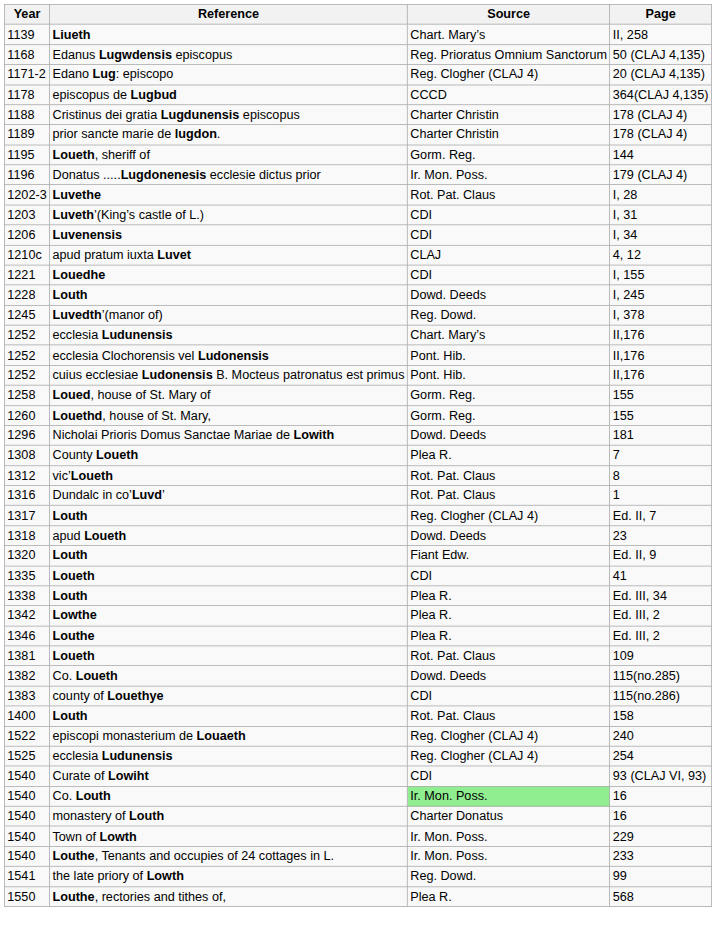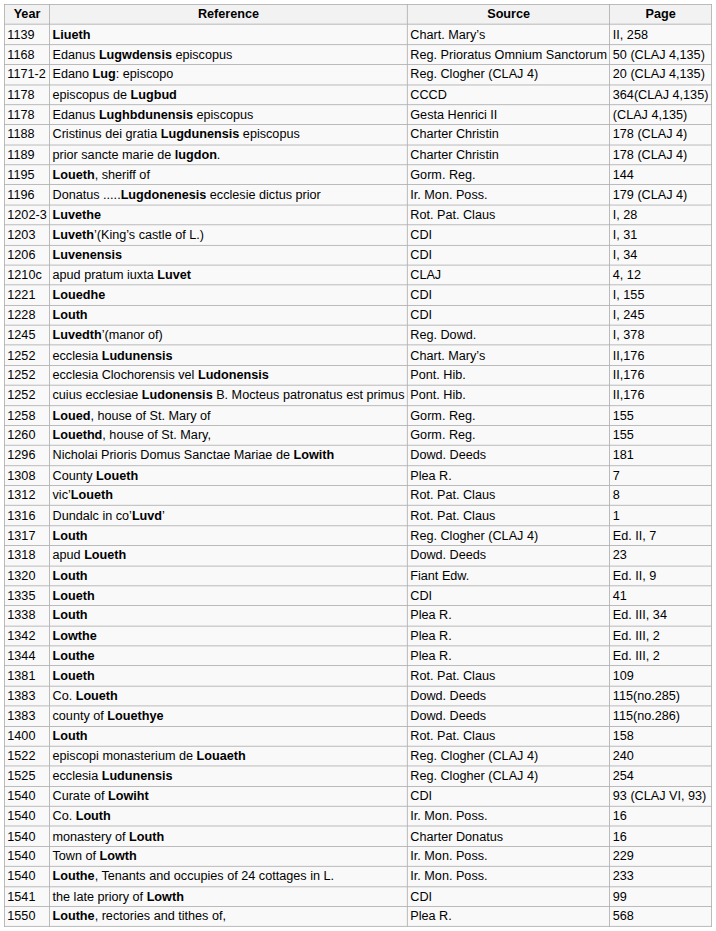+ row: (153, 114)
(448, 295) Dowd. Deeds -> (421, 315) CDI
(21, 635) 1346 -> (21, 656) 1344
(21, 676) 1382 -> (21, 696) 1383
(421, 696) CDI -> (448, 716) Dowd. Deeds
(449, 796) lightgreen background -> (449, 816) no background
(443, 876) Reg. Dowd. -> (421, 896) CDI
